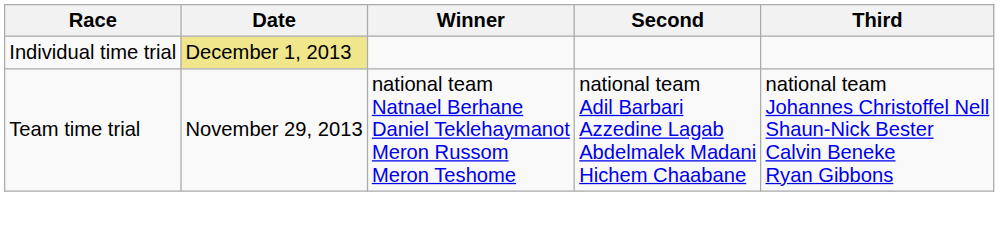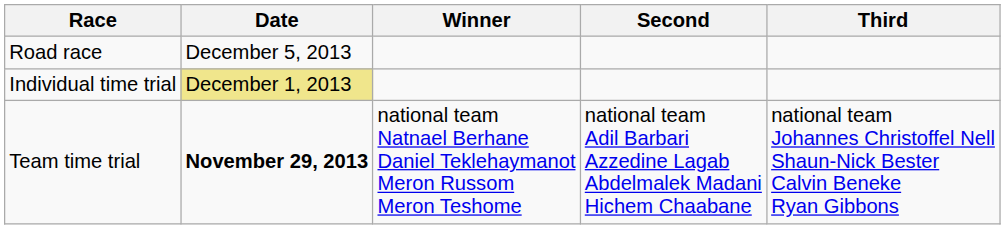+ row: (56, 52)
(274, 129) normal -> (277, 161) bold
